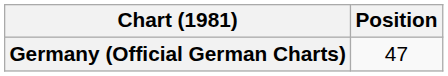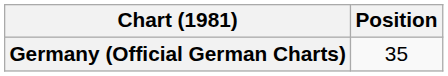(396, 53) 47 -> (396, 53) 35
